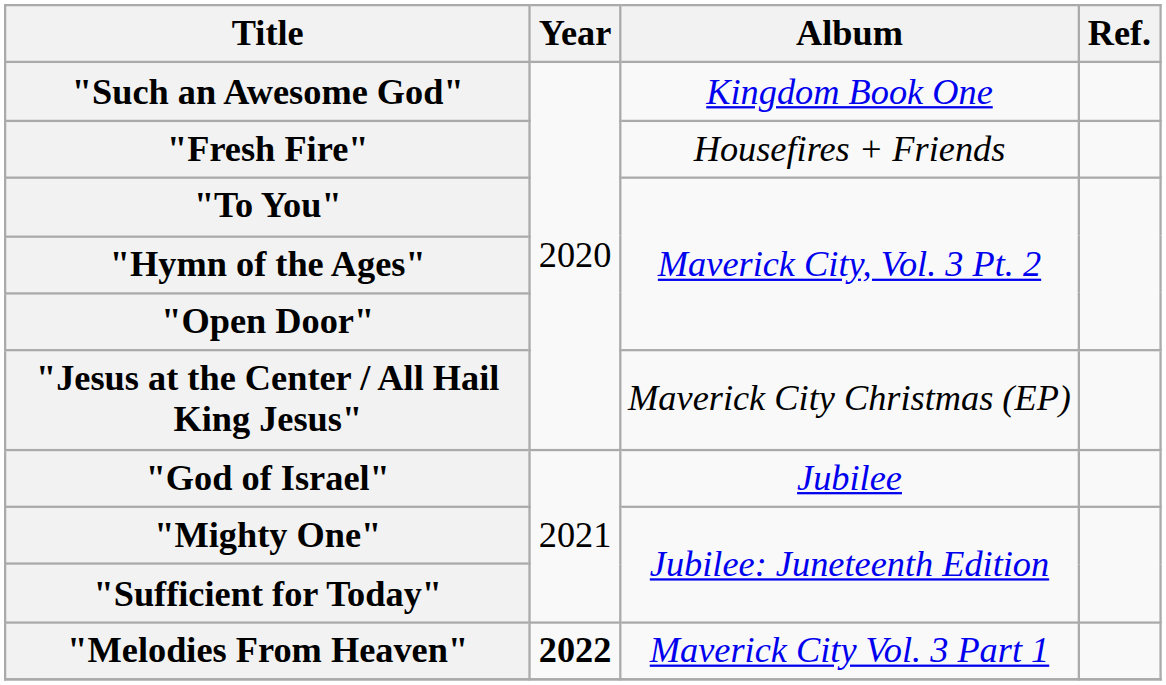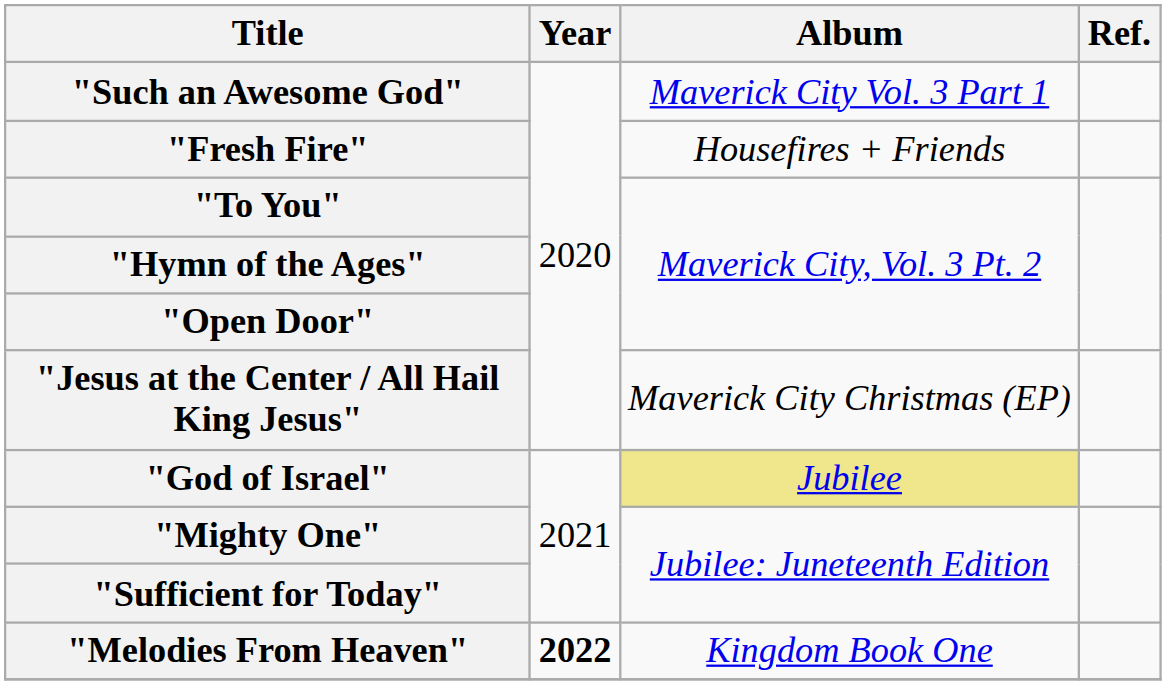(850, 90) Kingdom Book One -> (850, 90) Maverick City Vol. 3 Part 1
(850, 477) no background -> (850, 477) khaki background
(850, 650) Maverick City Vol. 3 Part 1 -> (850, 650) Kingdom Book One
